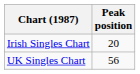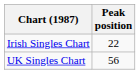(113, 43) 20 -> (113, 43) 22
